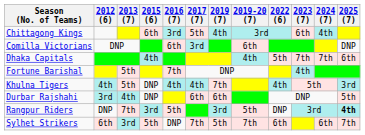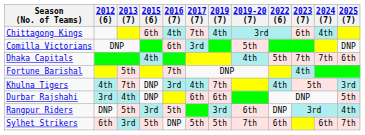(174, 33) 3rd -> (174, 33) 4th
(197, 33) 5th -> (197, 33) 7th
(250, 46) 6th -> (250, 46) 5th
(128, 85) 5th -> (128, 85) 7th
(174, 85) 4th -> (174, 85) 3rd
(128, 110) 7th -> (128, 110) 5th
(250, 110) 5th -> (250, 110) 6th
(349, 110) bold -> (349, 110) normal
(197, 123) 7th -> (197, 123) 5th
